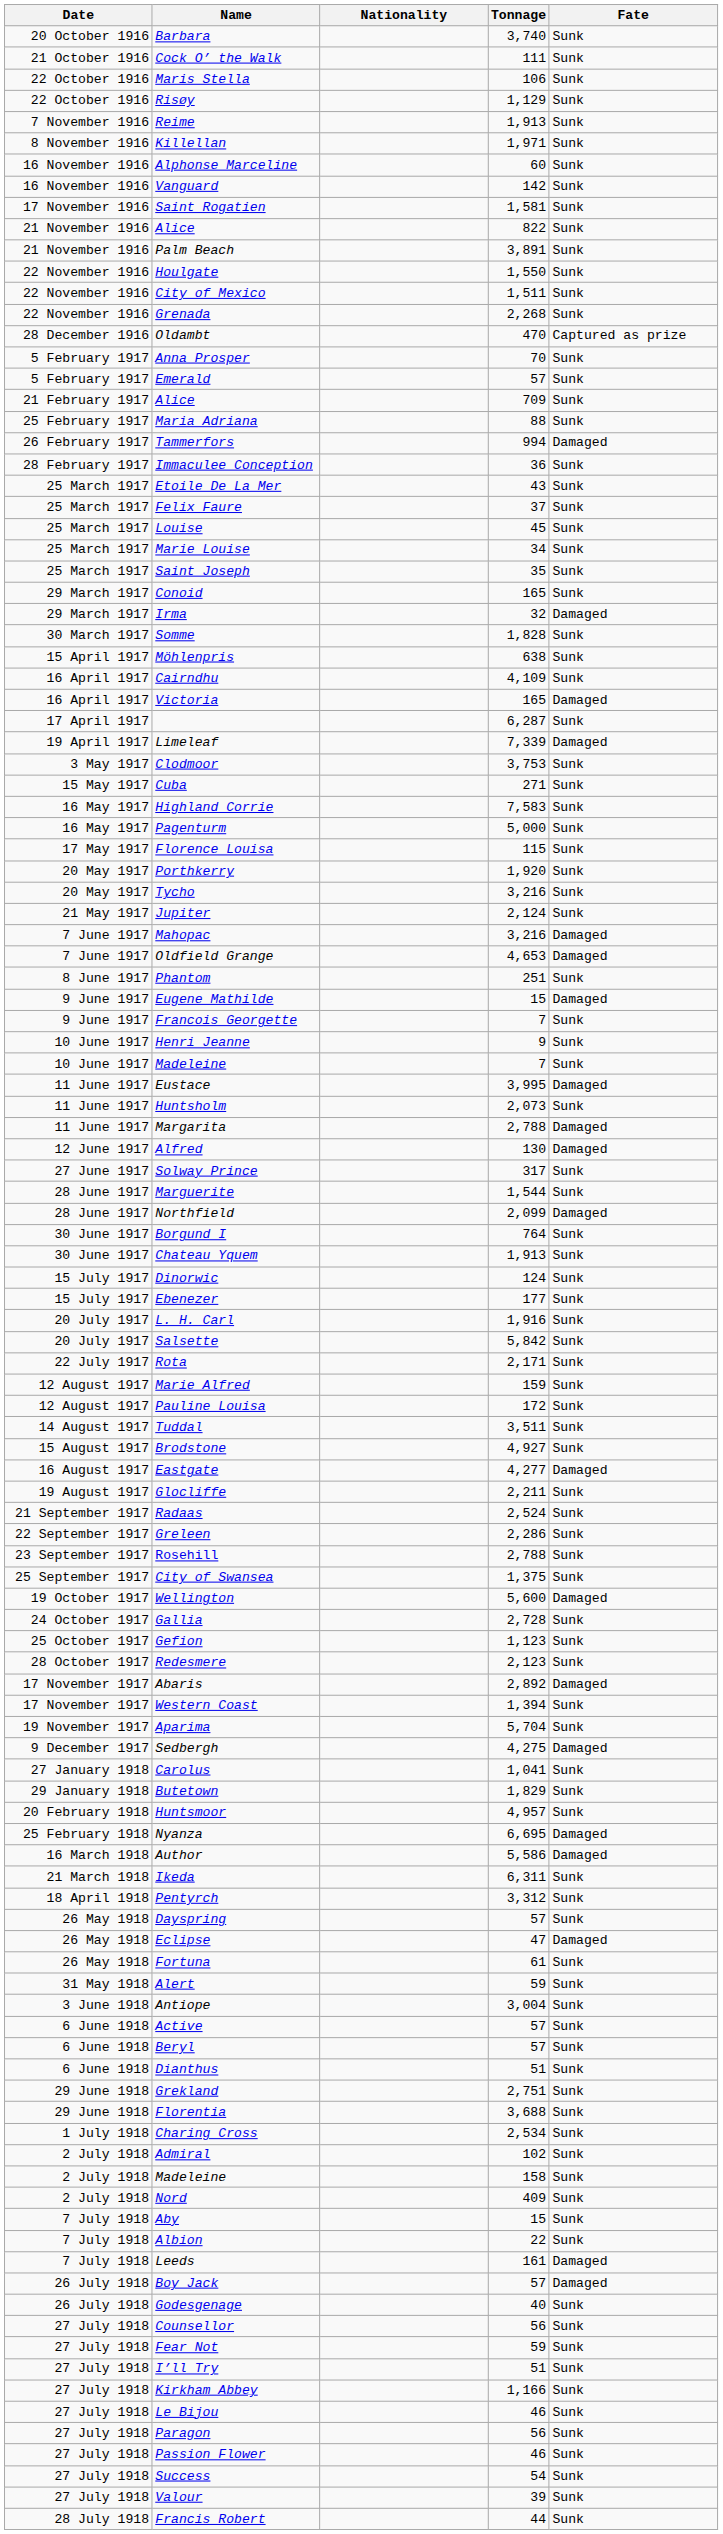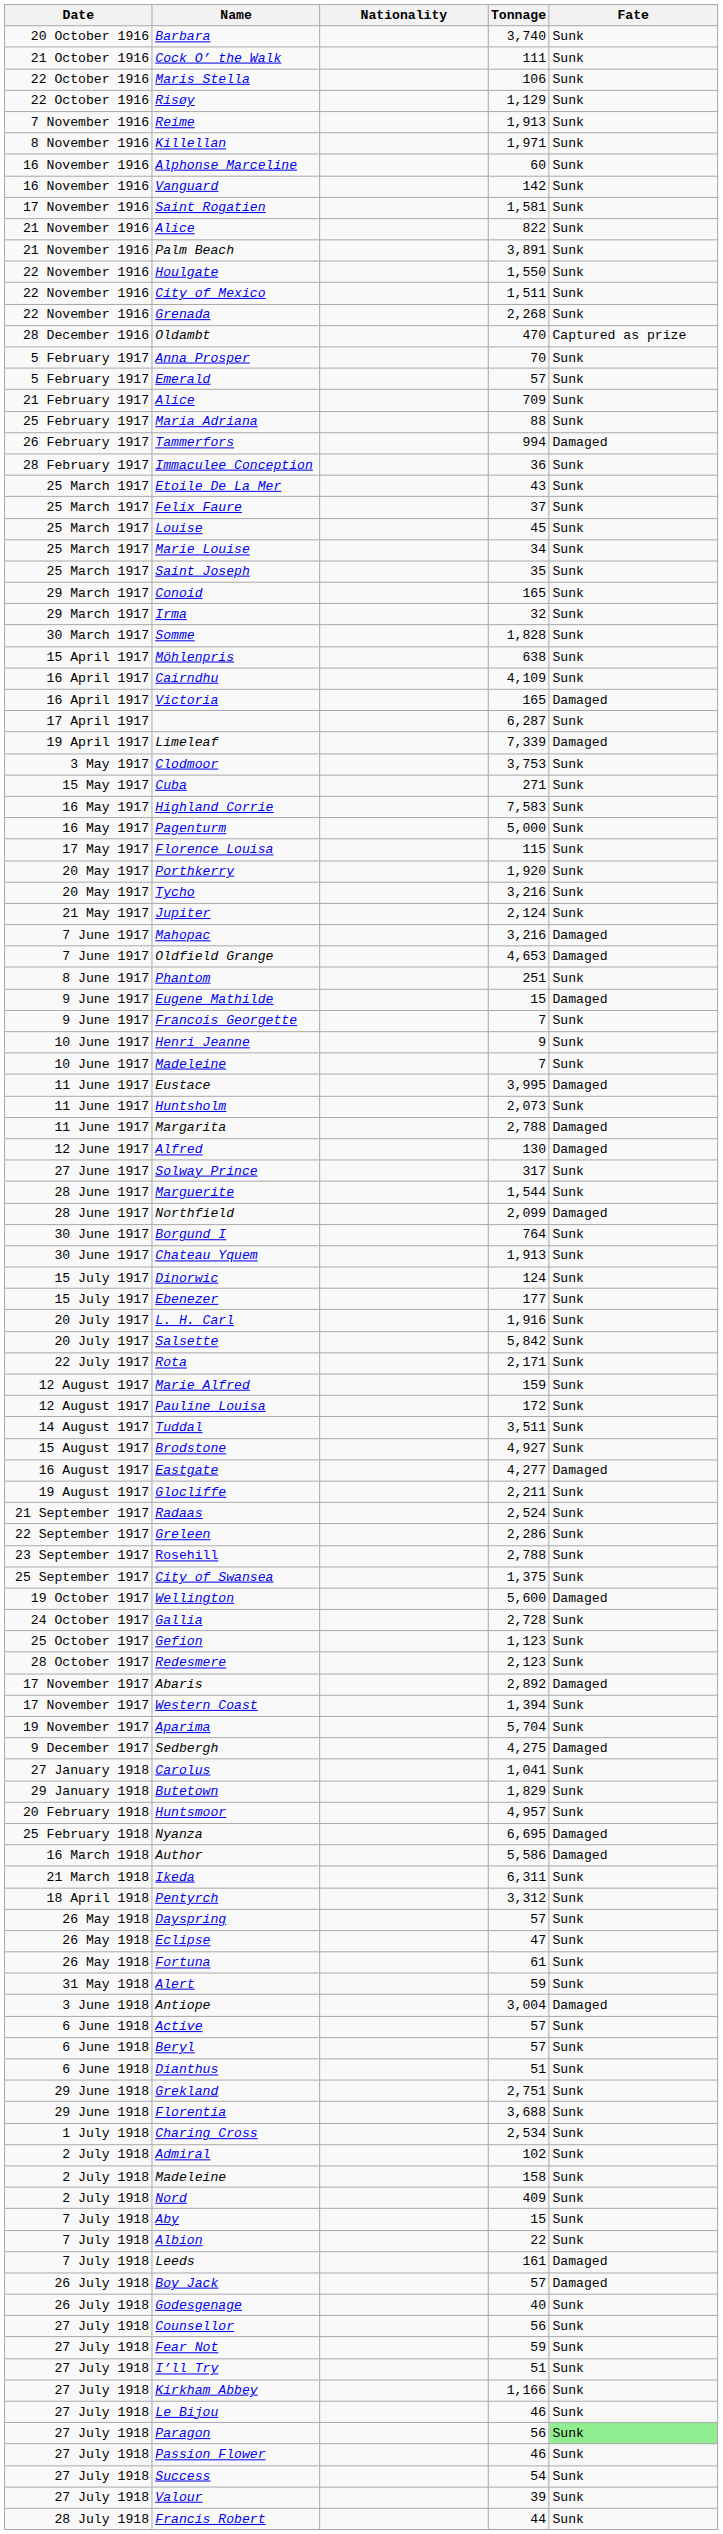(580, 614) Damaged -> (568, 614) Sunk
(580, 1941) Damaged -> (568, 1941) Sunk
(568, 2005) Sunk -> (580, 2005) Damaged
(568, 2433) no background -> (568, 2433) lightgreen background
